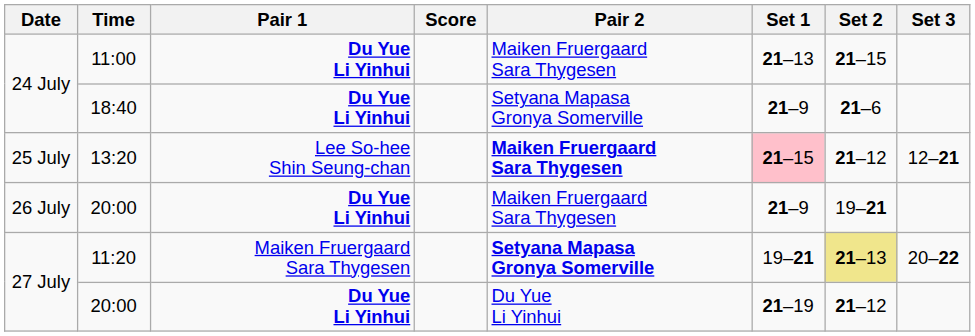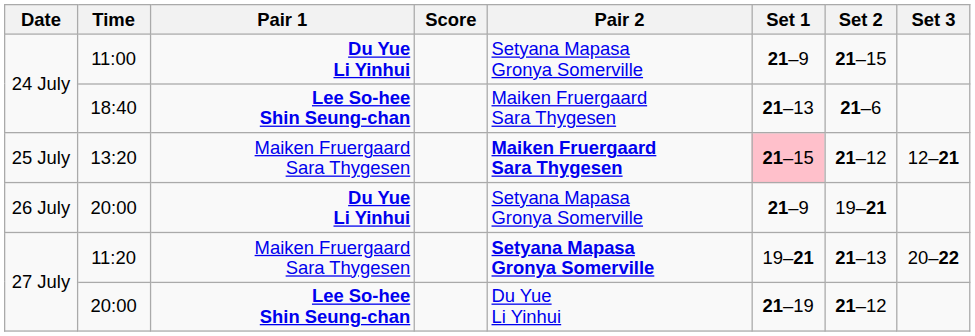(569, 59) Maiken Fruergaard Sara Thygesen -> (567, 59) Setyana Mapasa Gronya Somerville
(788, 59) 21–13 -> (788, 59) 21–9
(372, 109) Du Yue Li Yinhui -> (335, 109) Lee So-hee Shin Seung-chan
(567, 109) Setyana Mapasa Gronya Somerville -> (569, 109) Maiken Fruergaard Sara Thygesen
(788, 109) 21–9 -> (788, 109) 21–13
(340, 158) Lee So-hee Shin Seung-chan -> (332, 158) Maiken Fruergaard Sara Thygesen
(569, 208) Maiken Fruergaard Sara Thygesen -> (567, 208) Setyana Mapasa Gronya Somerville
(861, 257) khaki background -> (861, 257) no background
(372, 307) Du Yue Li Yinhui -> (335, 307) Lee So-hee Shin Seung-chan
